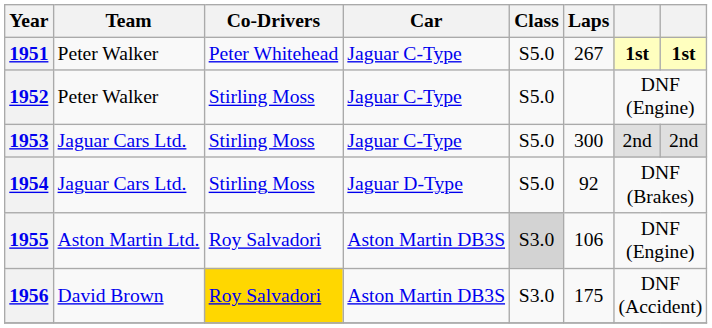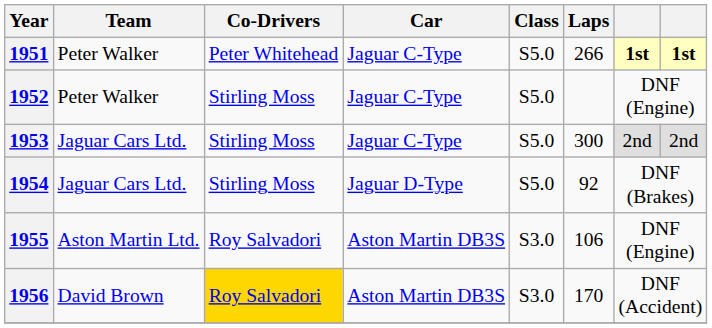(589, 53) 267 -> (589, 53) 266
(537, 240) lightgrey background -> (537, 240) no background
(589, 295) 175 -> (589, 295) 170
